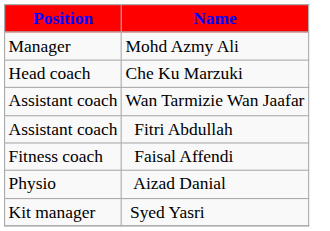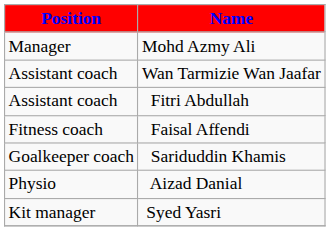- row: (184, 73)
+ row: (214, 156)
